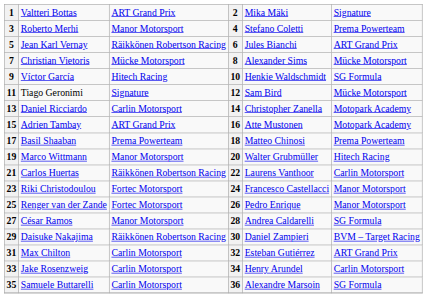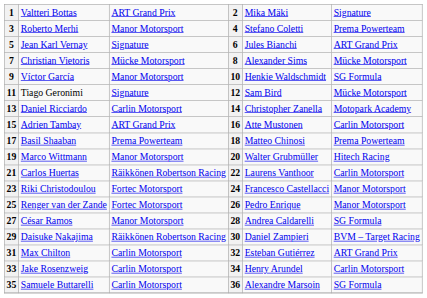(169, 44) Räikkönen Robertson Racing -> (130, 44) Signature
(139, 76) Hitech Racing -> (147, 76) Manor Motorsport
(372, 124) Motopark Academy -> (369, 124) Carlin Motorsport
